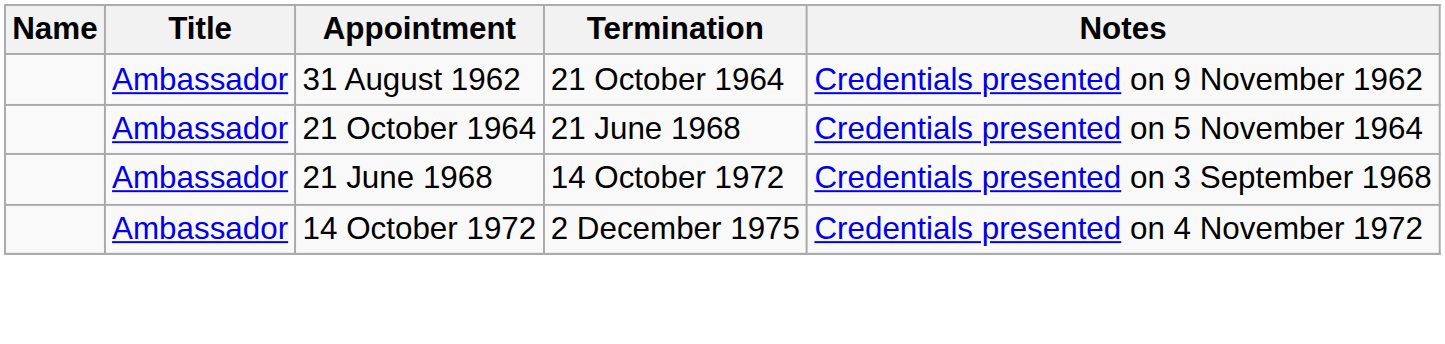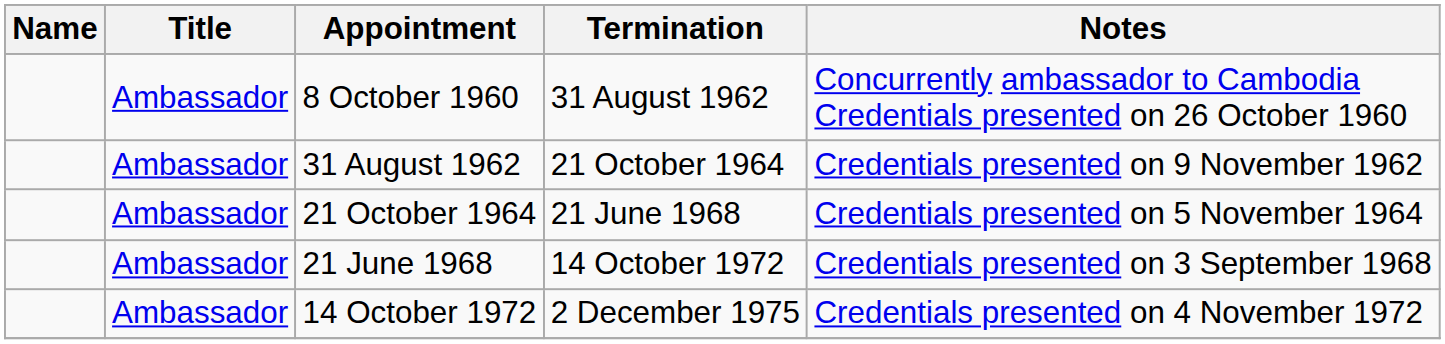+ row: (411, 96)
